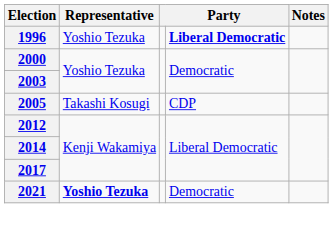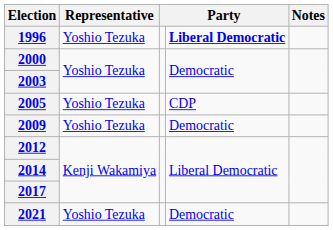(106, 103) Takashi Kosugi -> (104, 103) Yoshio Tezuka
+ row: (32, 125)
(106, 192) bold -> (104, 214) normal
